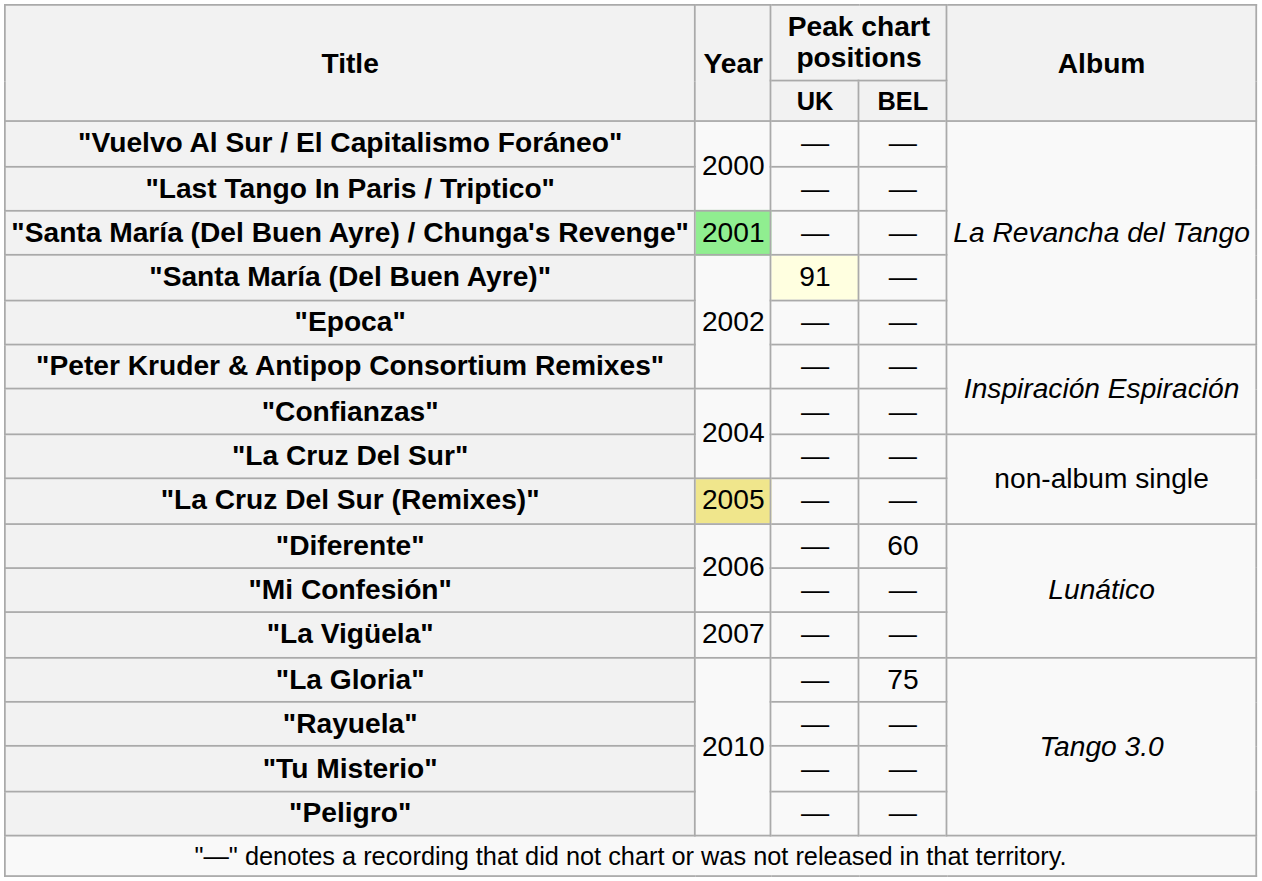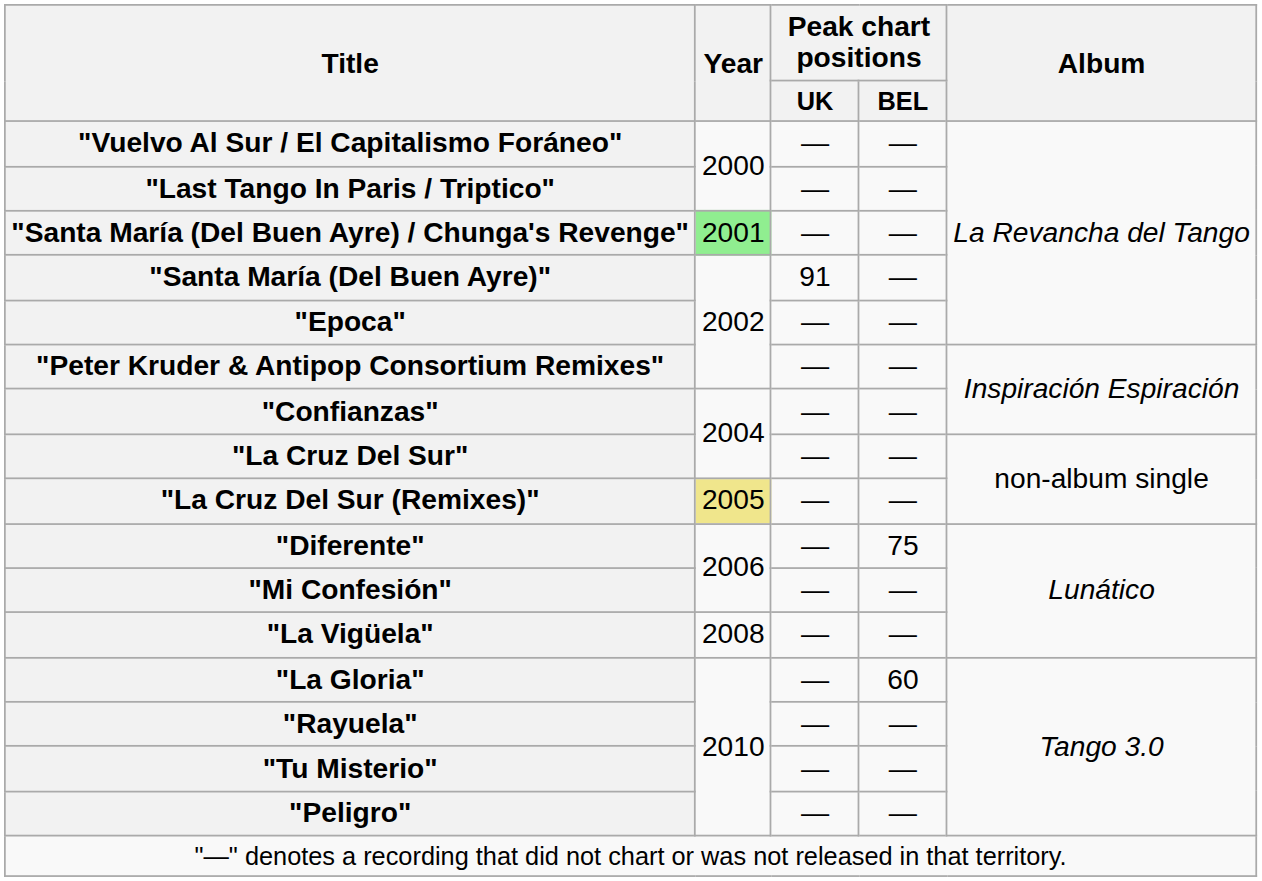(815, 277) lightyellow background -> (815, 277) no background
(903, 545) 60 -> (903, 545) 75
(733, 634) 2007 -> (733, 634) 2008
(903, 679) 75 -> (903, 679) 60
